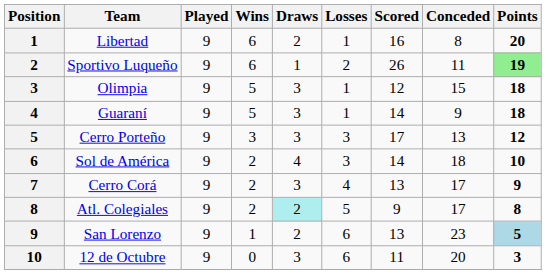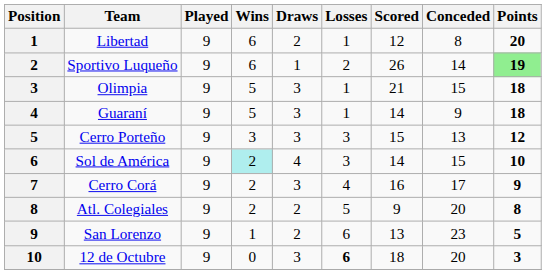(397, 40) 16 -> (397, 40) 12
(458, 64) 11 -> (458, 64) 14
(397, 88) 12 -> (397, 88) 21
(397, 137) 17 -> (397, 137) 15
(252, 161) no background -> (252, 161) paleturquoise background
(458, 161) 18 -> (458, 161) 15
(397, 185) 13 -> (397, 185) 16
(297, 209) paleturquoise background -> (297, 209) no background
(458, 209) 17 -> (458, 209) 20
(517, 233) lightblue background -> (517, 233) no background
(346, 257) normal -> (346, 257) bold
(397, 257) 11 -> (397, 257) 18
